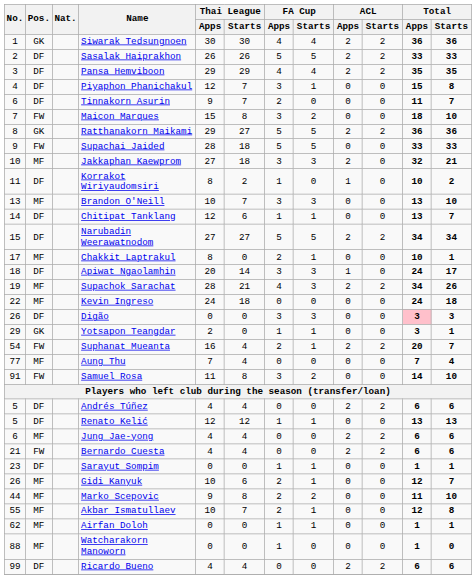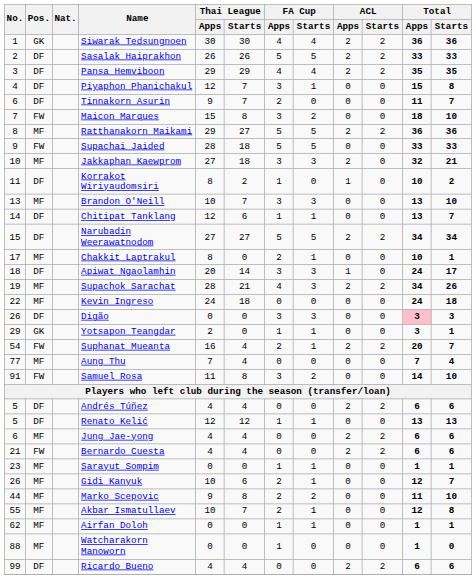(39, 132) GK -> (39, 132) MF
(39, 467) DF -> (39, 467) MF
